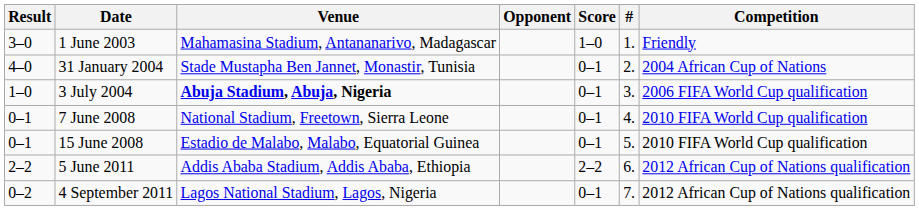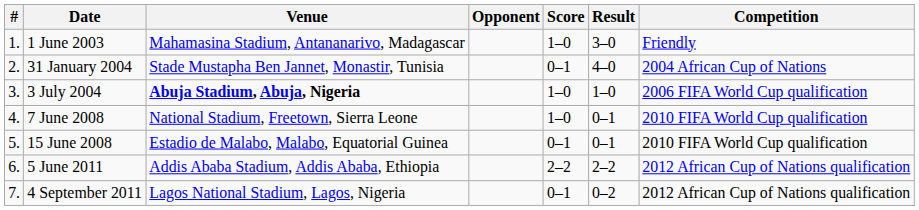columns swapped: (629, 17) <-> (30, 17)
(590, 92) 0–1 -> (559, 92) 1–0
(590, 117) 0–1 -> (559, 117) 1–0
